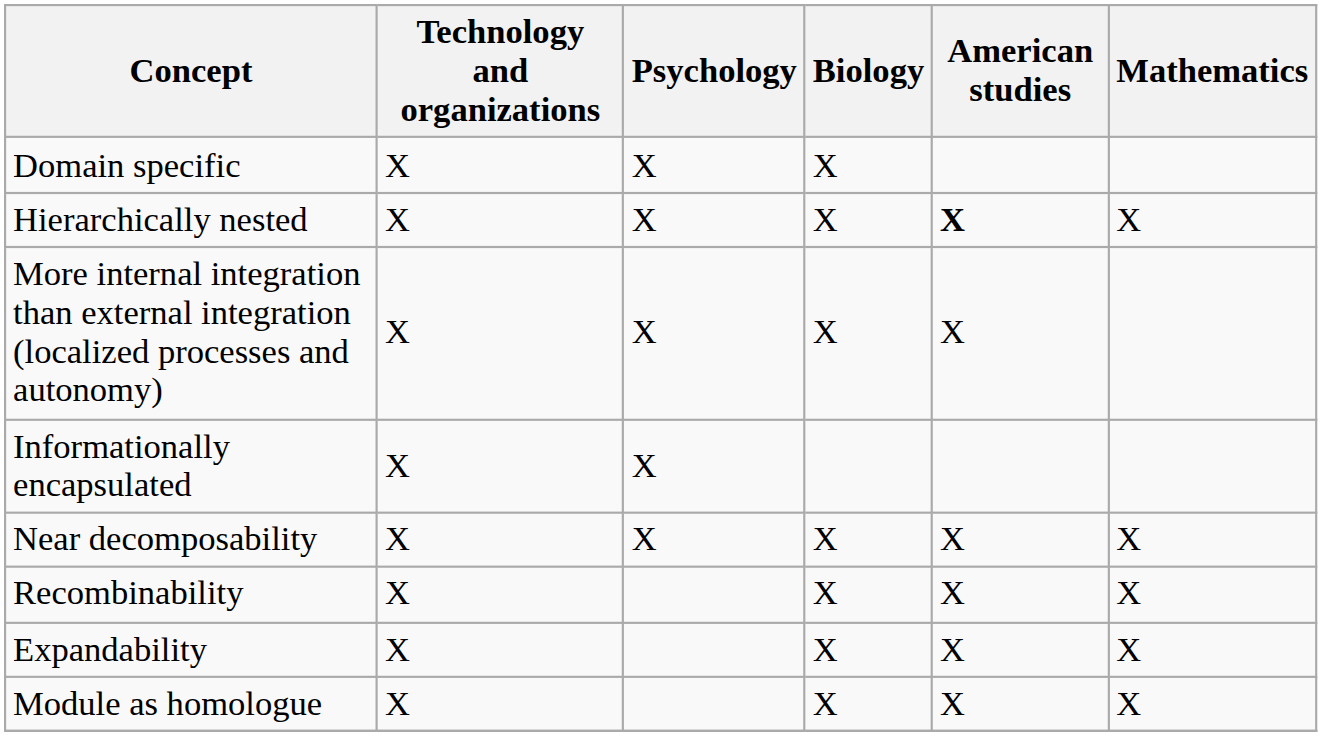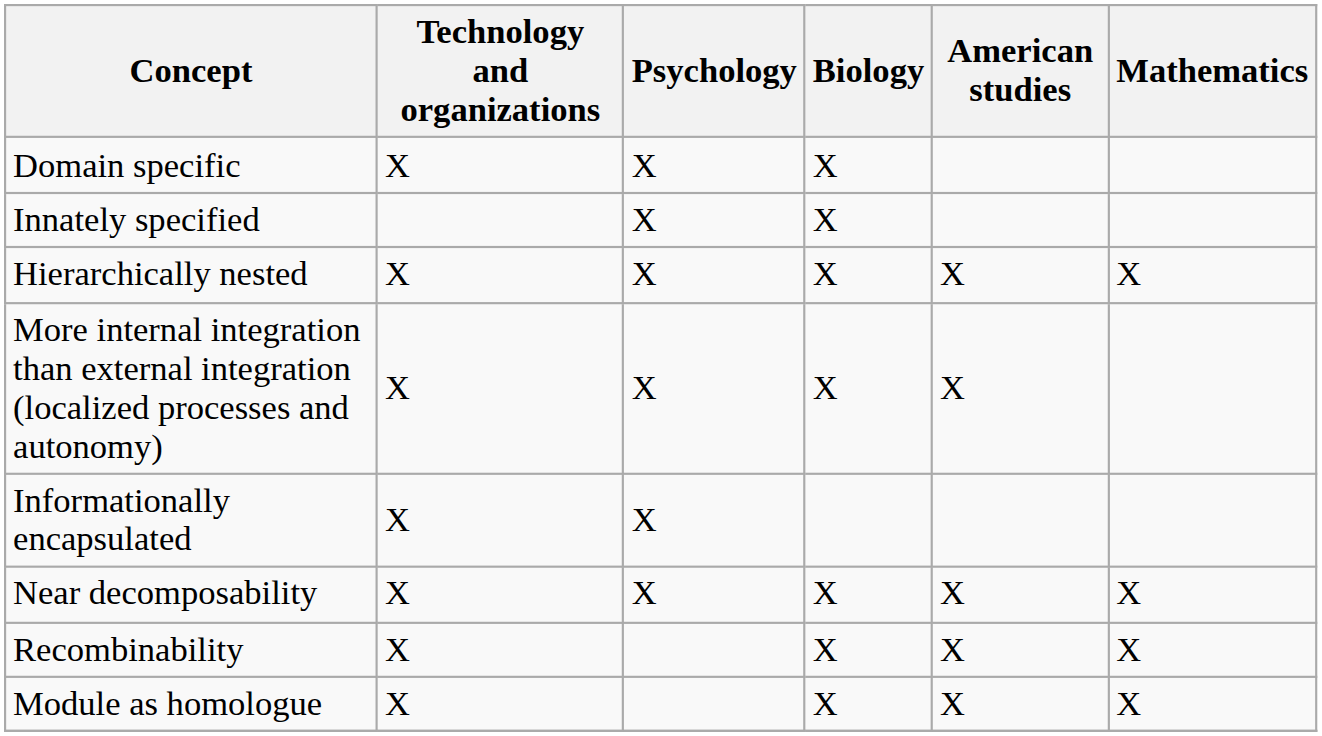+ row: (136, 219)
(953, 219) bold -> (953, 274) normal
- row: (110, 648)
